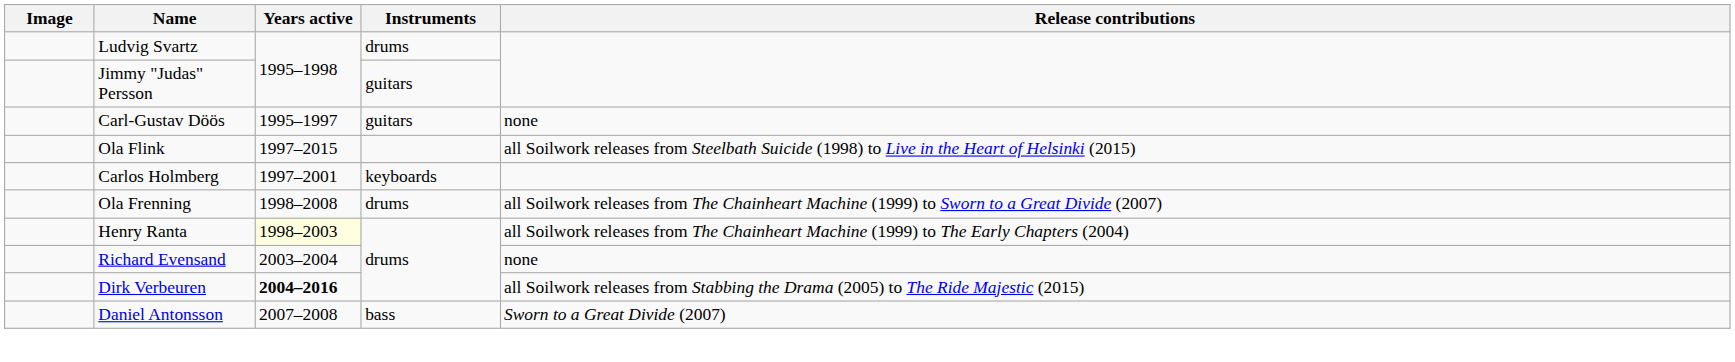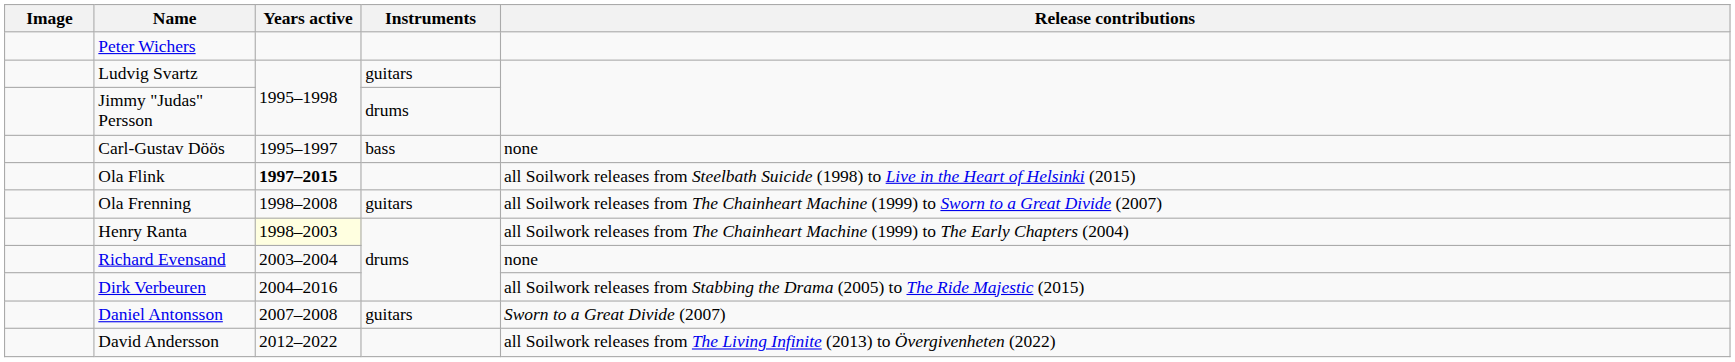+ row: (147, 45)
(387, 45) drums -> (389, 73) guitars
(389, 83) guitars -> (387, 111) drums
(389, 120) guitars -> (380, 148) bass
(298, 148) normal -> (298, 176) bold
- row: (158, 176)
(387, 203) drums -> (389, 203) guitars
(298, 286) bold -> (298, 286) normal
(380, 314) bass -> (389, 314) guitars
+ row: (159, 342)
